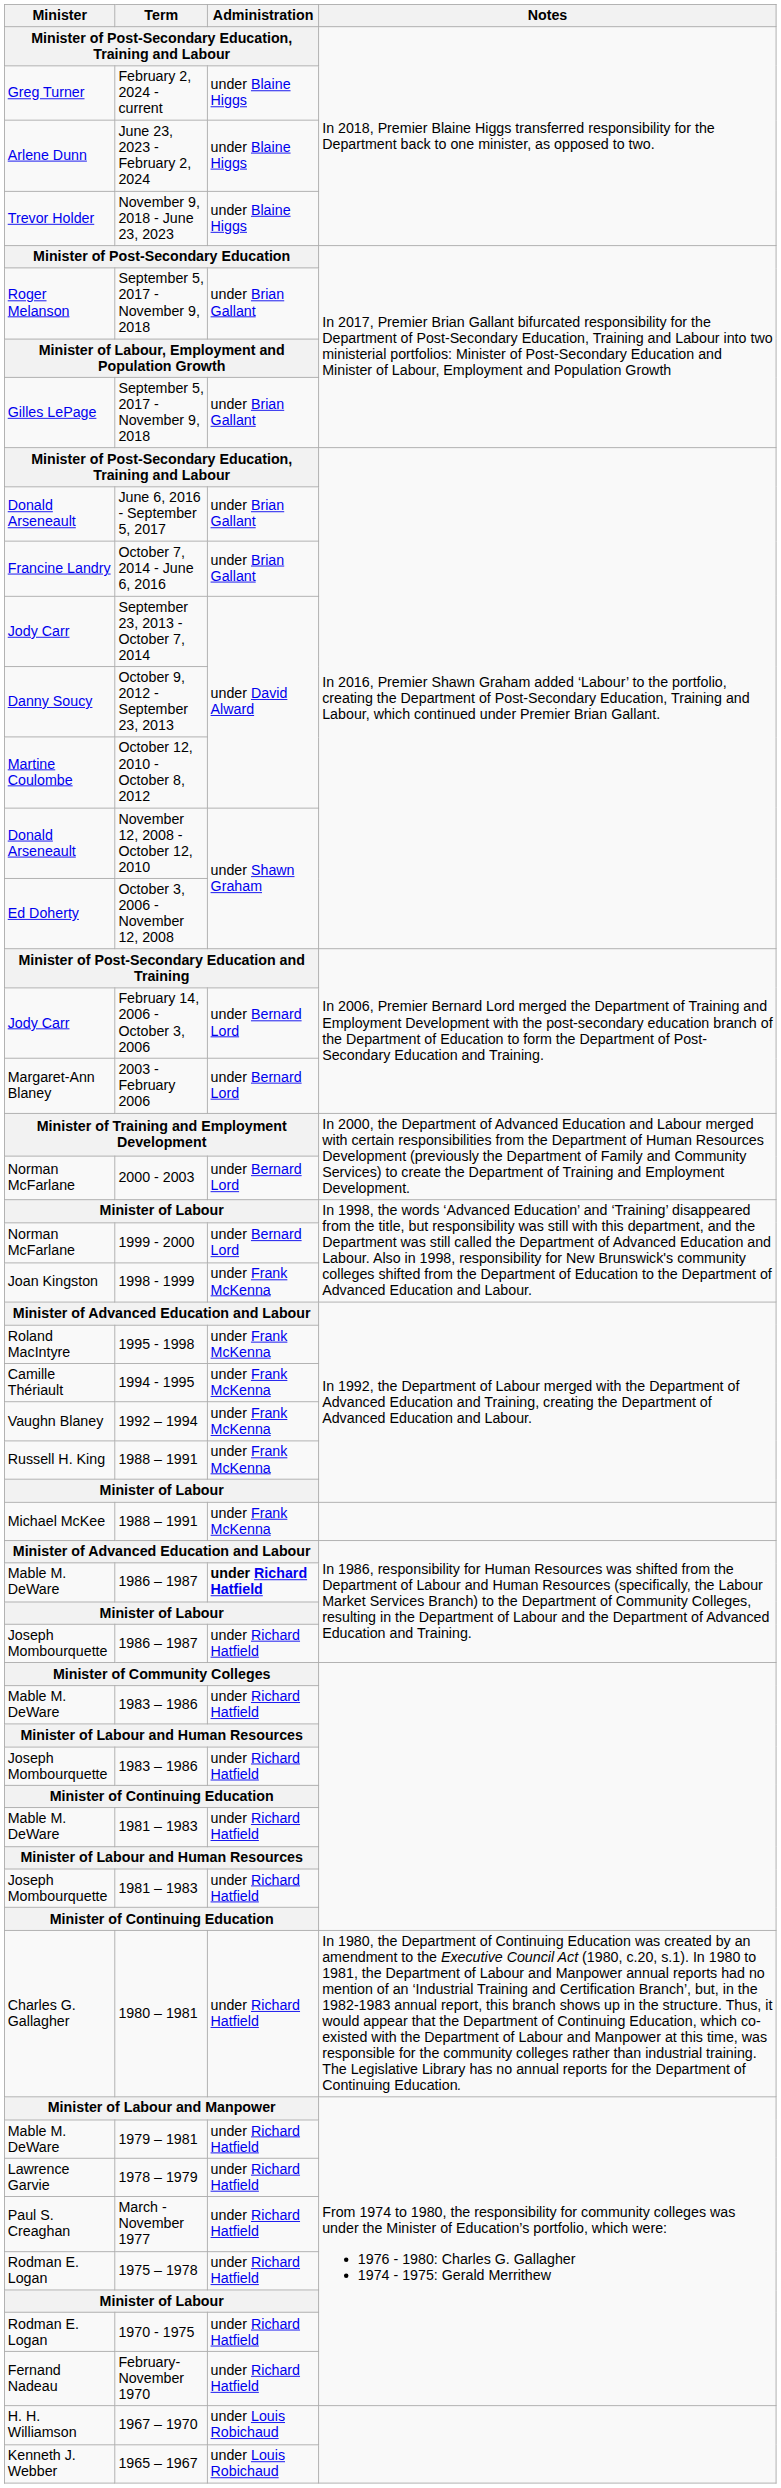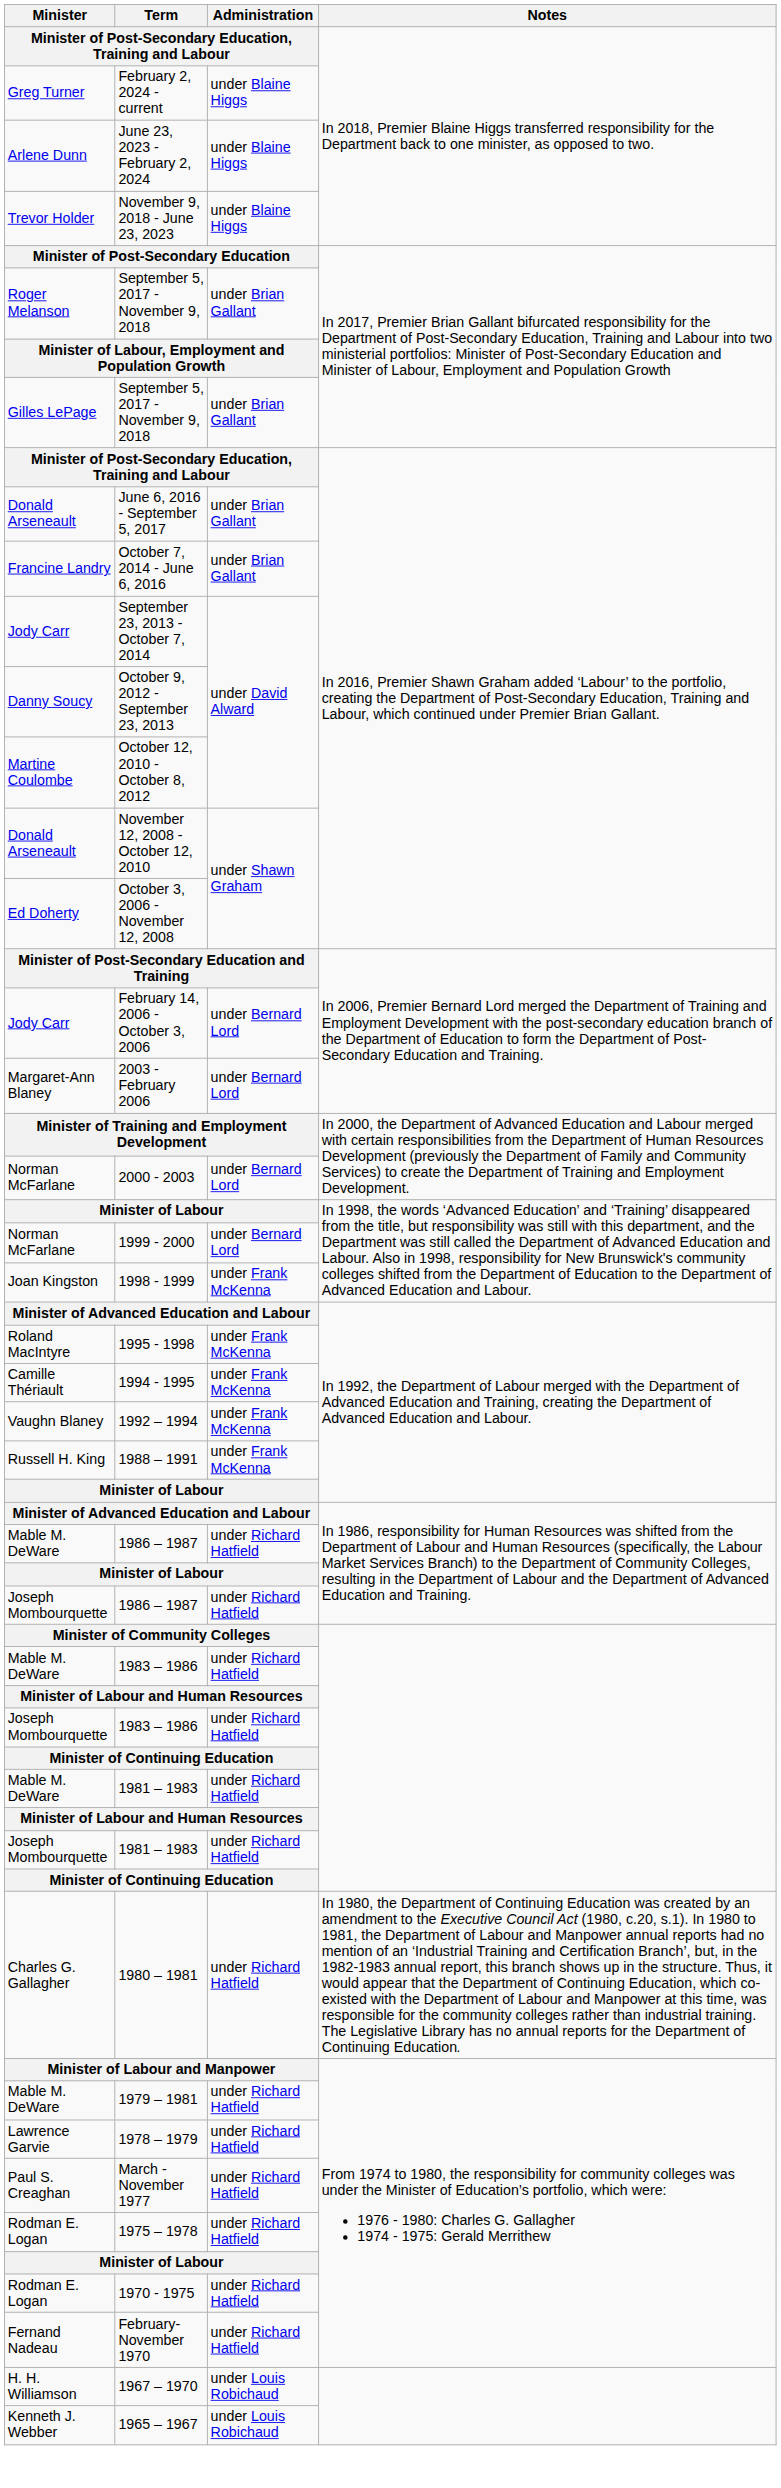- row: (56, 1521)
(259, 1582) bold -> (255, 1543) normal
